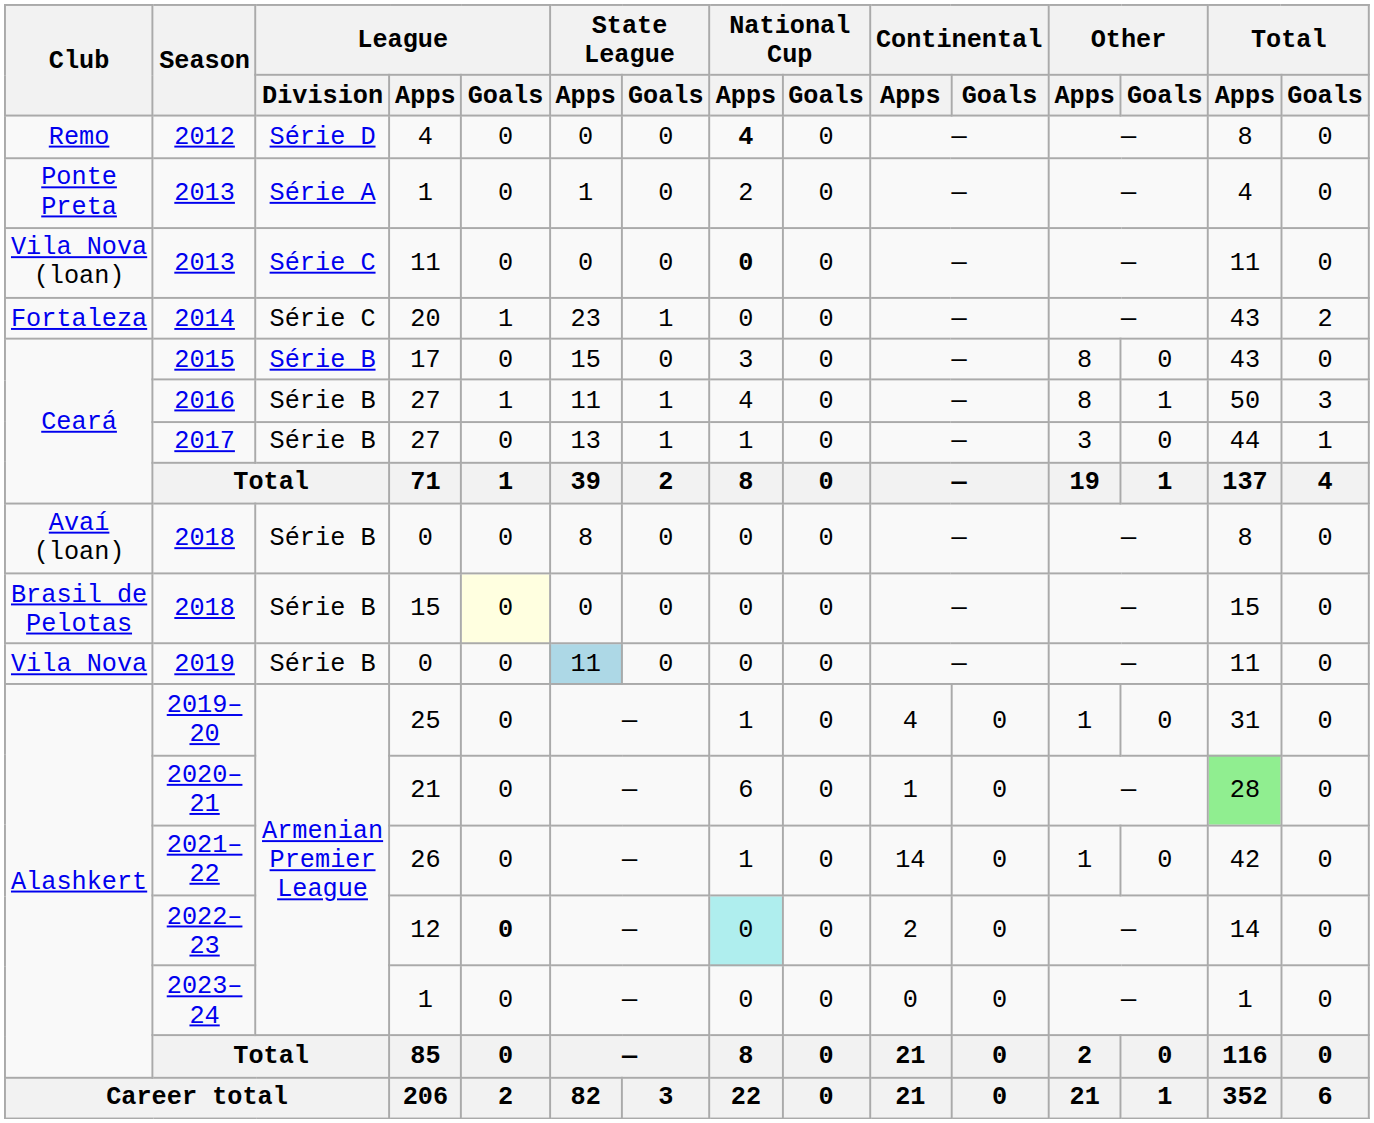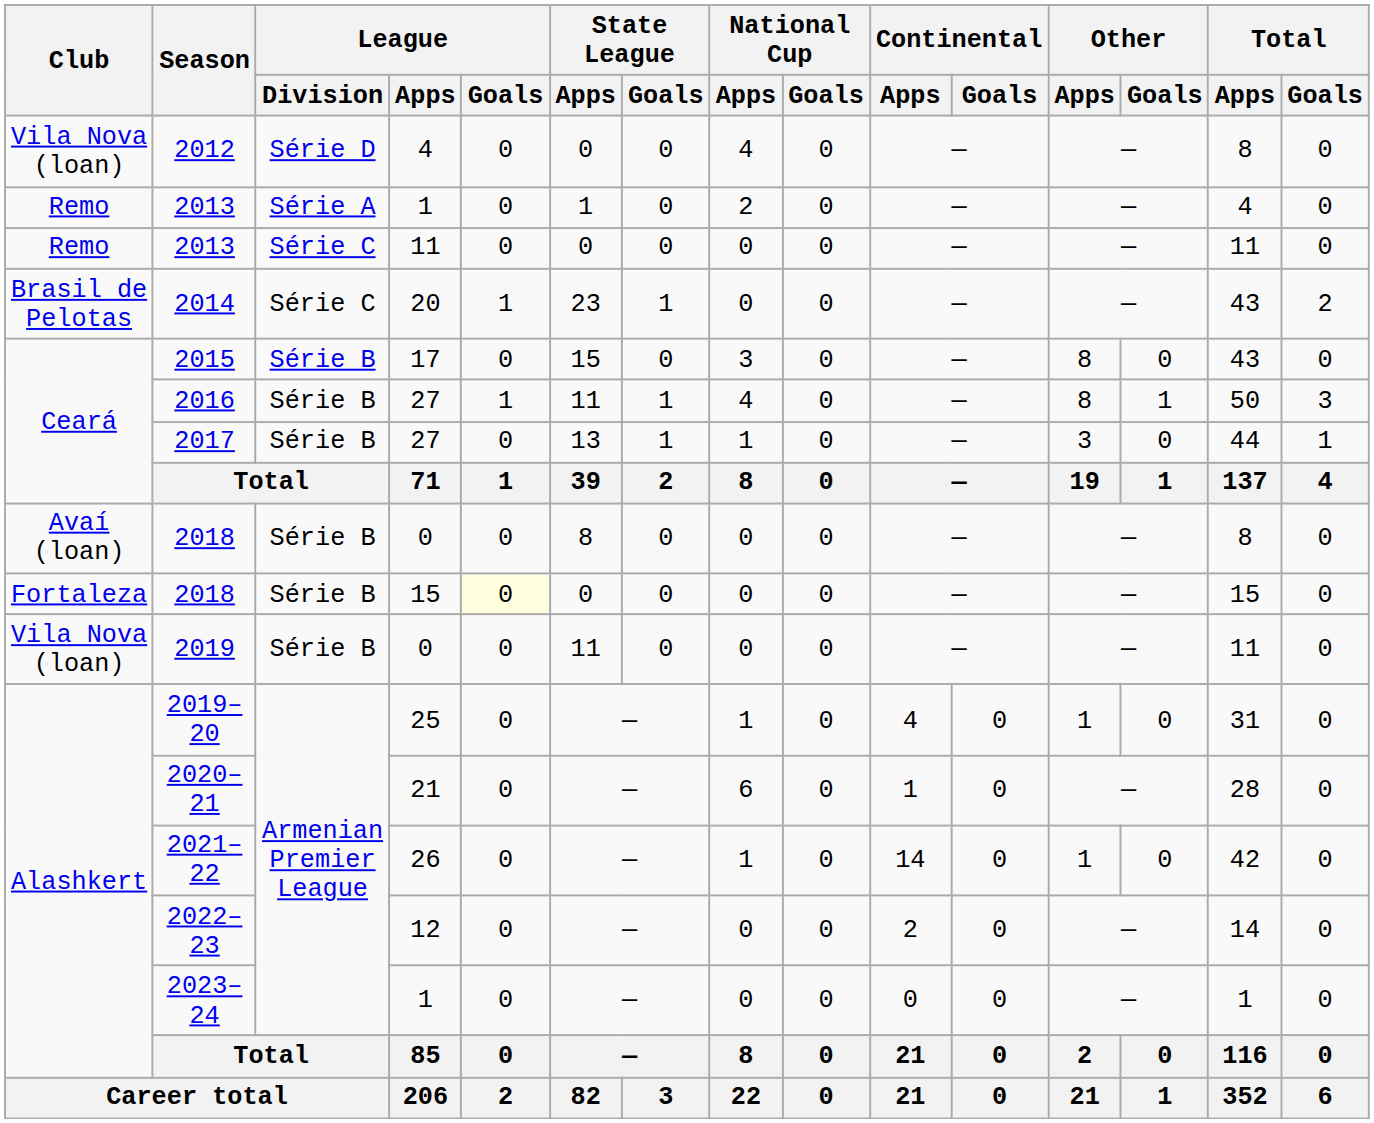(79, 137) Remo -> (79, 151) Vila Nova (loan)
(746, 137) bold -> (746, 151) normal
(79, 192) Ponte Preta -> (79, 207) Remo
(79, 263) Vila Nova (loan) -> (79, 248) Remo
(746, 263) bold -> (746, 248) normal
(79, 318) Fortaleza -> (79, 304) Brasil de Pelotas
(79, 609) Brasil de Pelotas -> (79, 594) Fortaleza
(79, 664) Vila Nova -> (79, 650) Vila Nova (loan)
(586, 664) lightblue background -> (586, 650) no background
(1245, 790) lightgreen background -> (1245, 790) no background
(506, 931) bold -> (506, 931) normal
(746, 931) paleturquoise background -> (746, 931) no background
